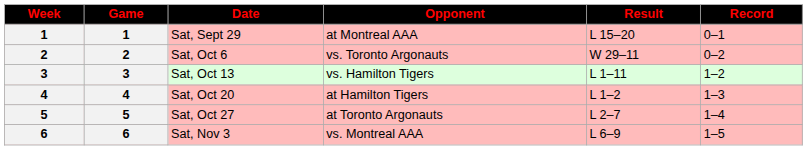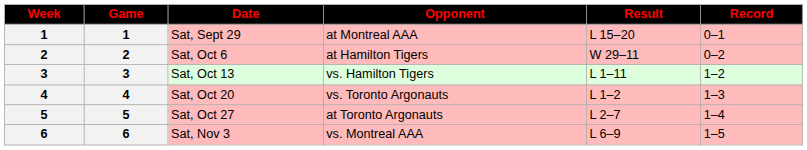(387, 54) vs. Toronto Argonauts -> (377, 54) at Hamilton Tigers
(377, 94) at Hamilton Tigers -> (387, 94) vs. Toronto Argonauts
